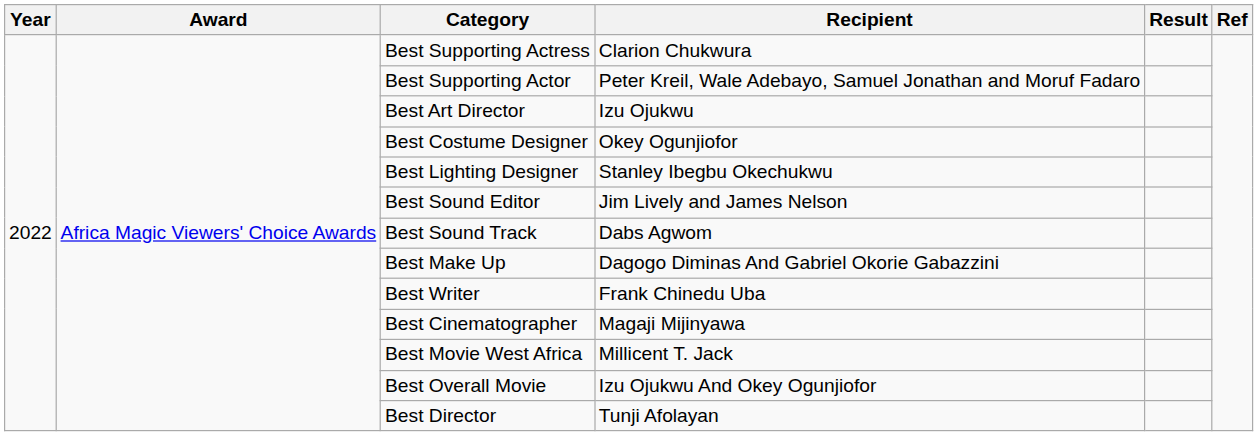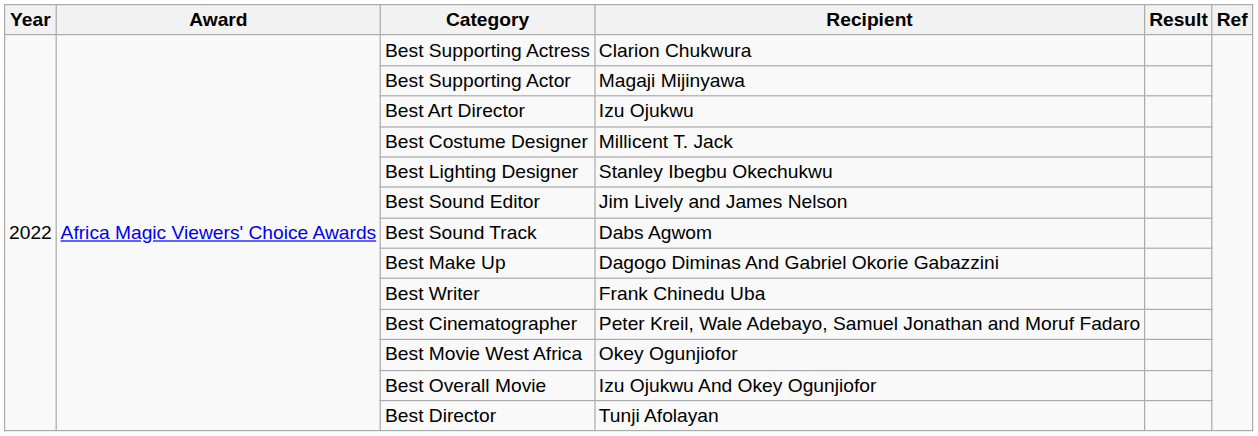(870, 80) Peter Kreil, Wale Adebayo, Samuel Jonathan and Moruf Fadaro -> (672, 80) Magaji Mijinyawa
(668, 141) Okey Ogunjiofor -> (666, 141) Millicent T. Jack
(672, 324) Magaji Mijinyawa -> (870, 324) Peter Kreil, Wale Adebayo, Samuel Jonathan and Moruf Fadaro
(666, 354) Millicent T. Jack -> (668, 354) Okey Ogunjiofor
